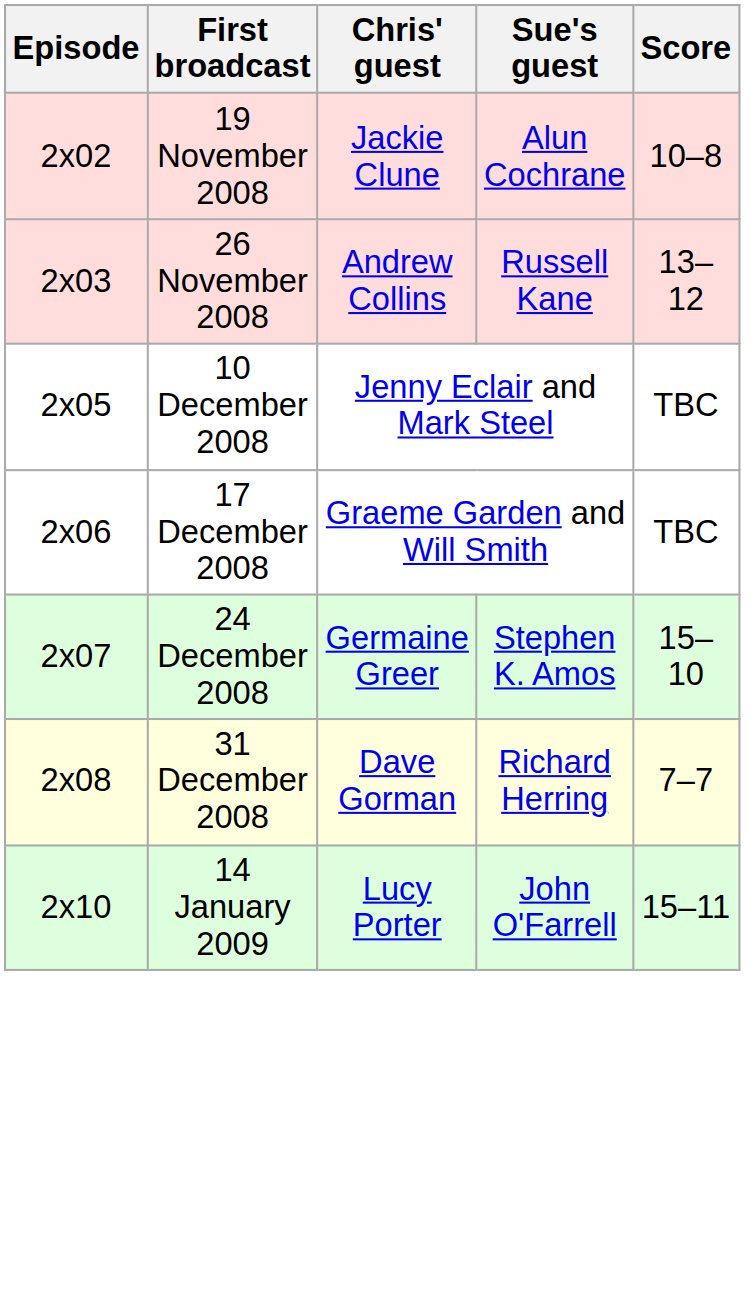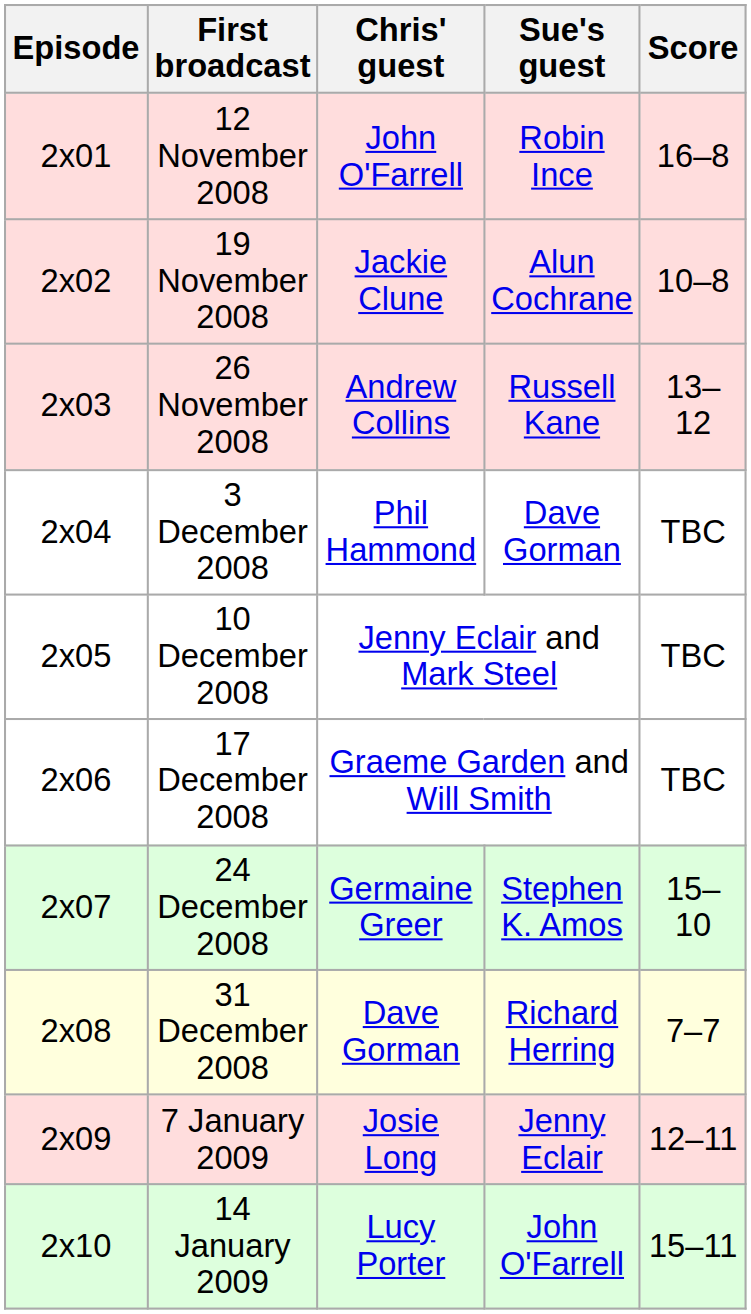+ row: (233, 155)
+ row: (233, 531)
+ row: (233, 1138)
